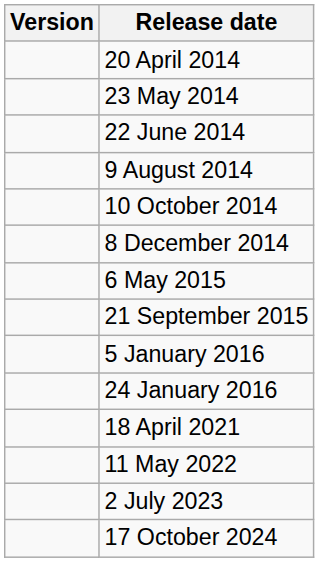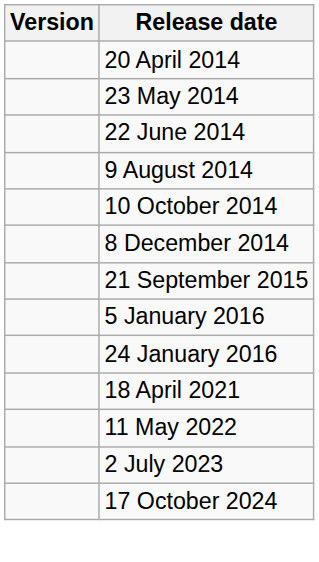- row: (165, 280)
